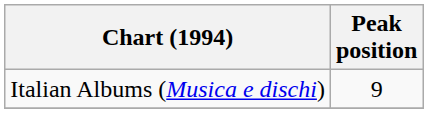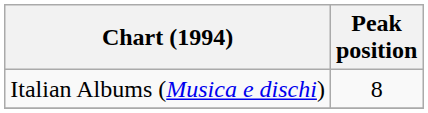(377, 88) 9 -> (377, 88) 8
